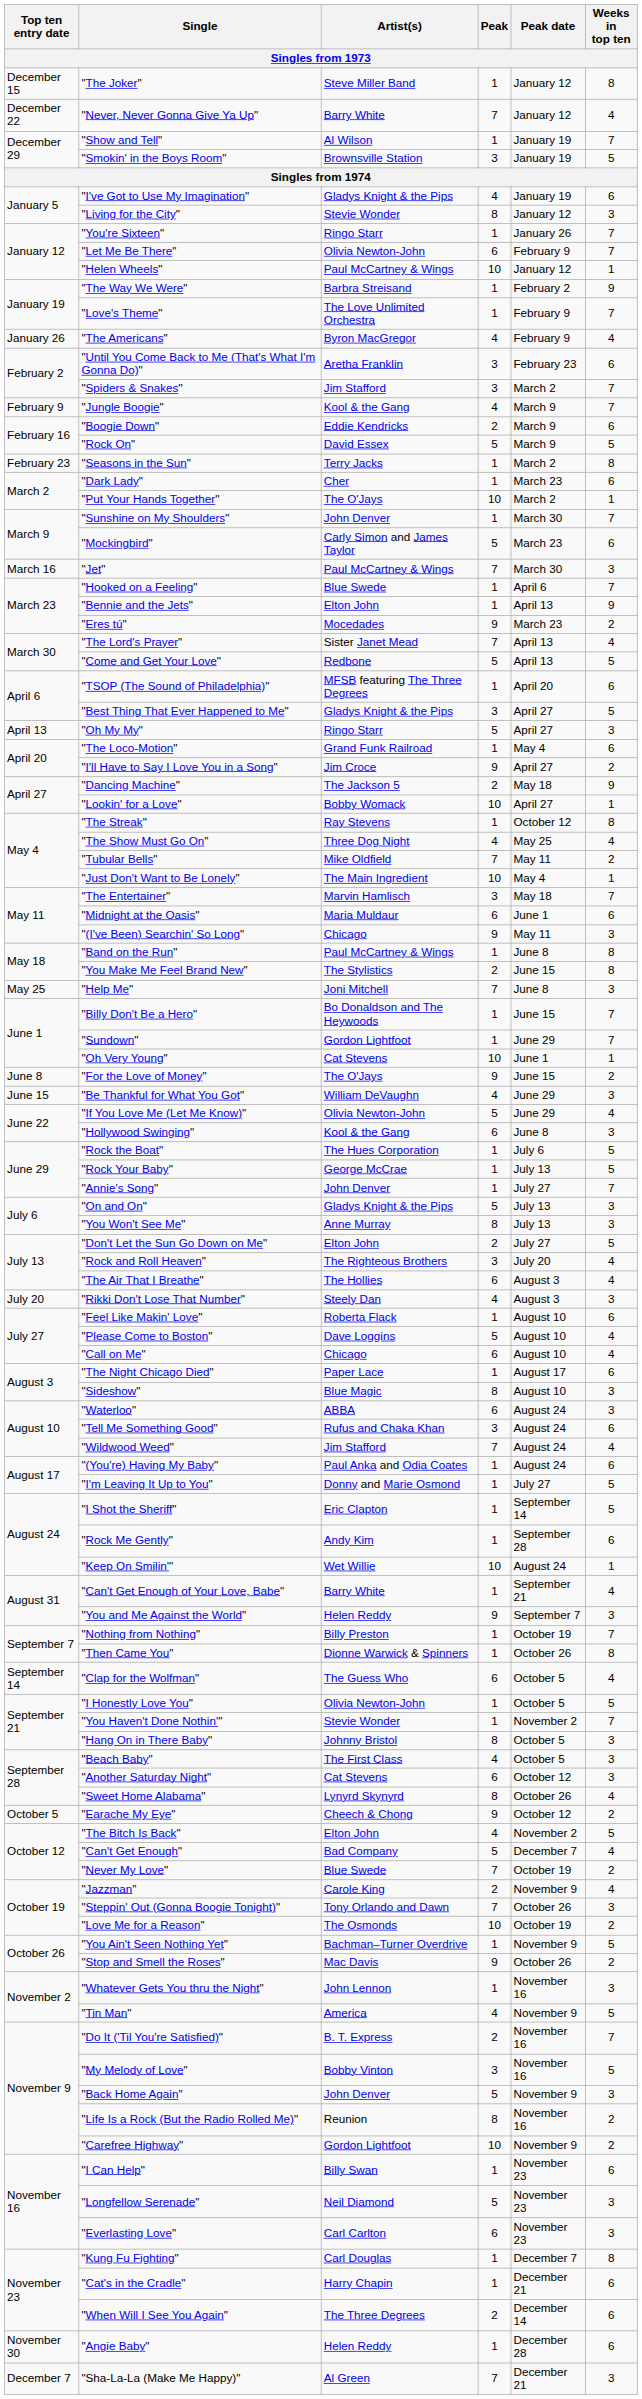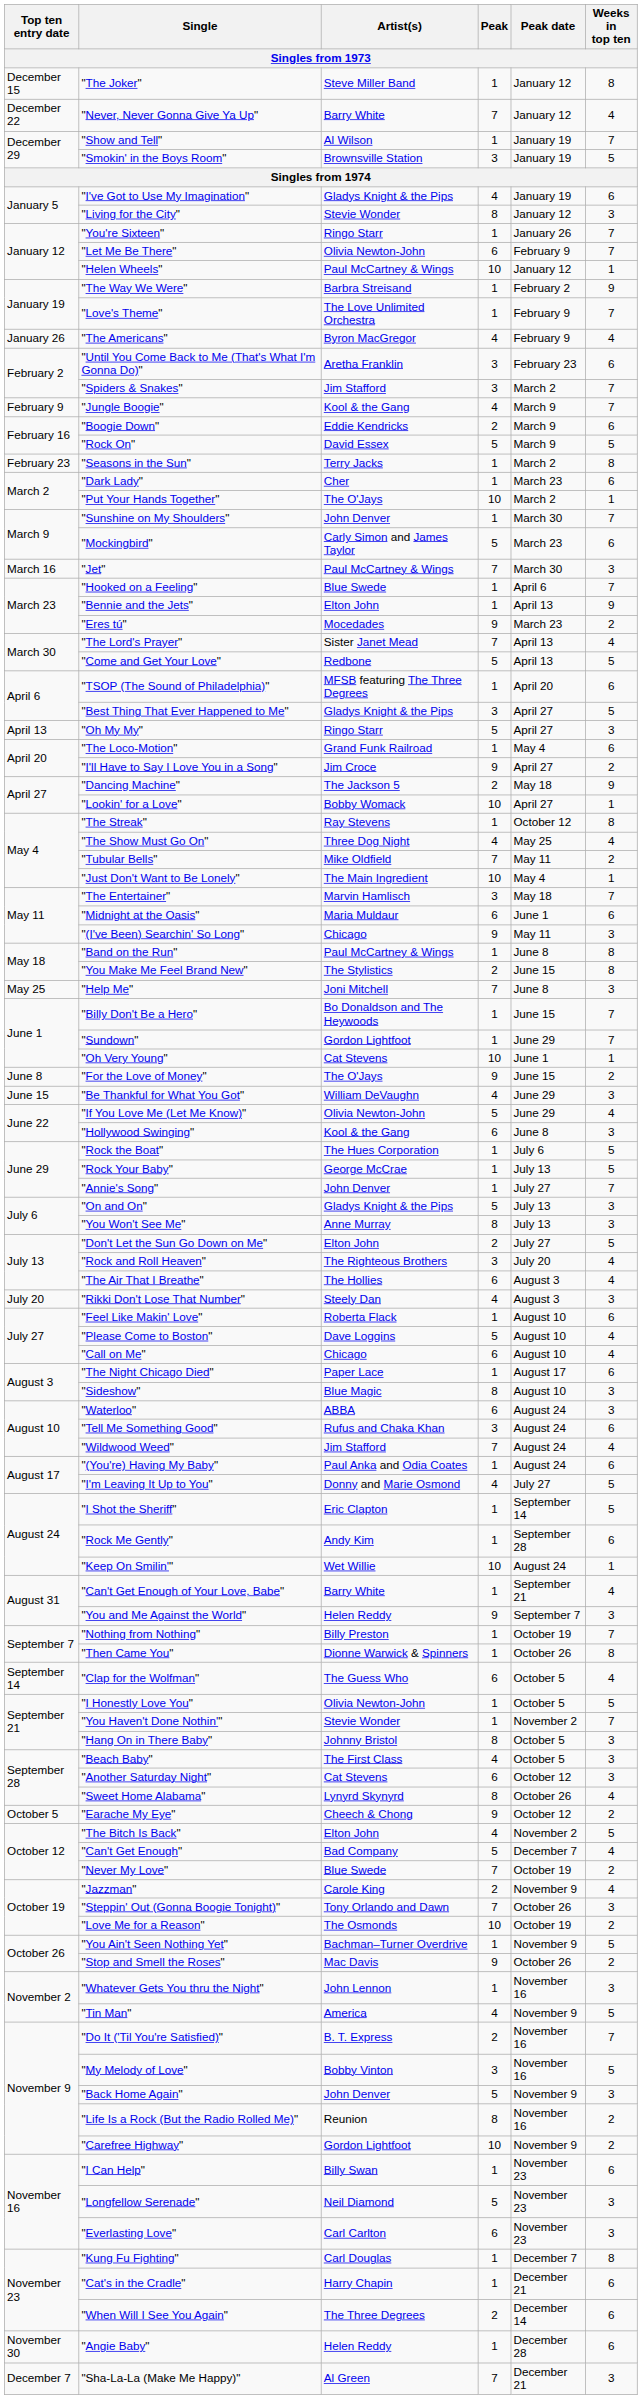(494, 1484) 1 -> (494, 1484) 4
